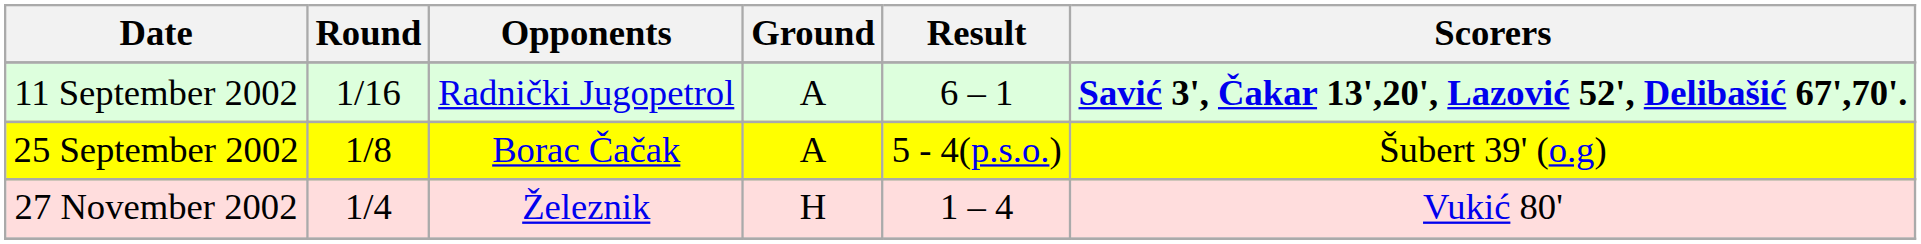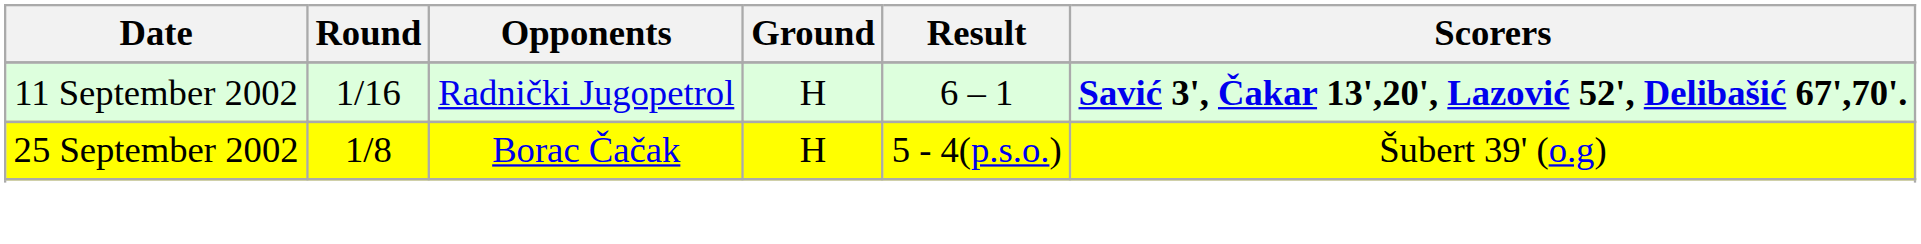(813, 91) A -> (813, 91) H
(813, 149) A -> (813, 149) H
- row: (156, 207)
